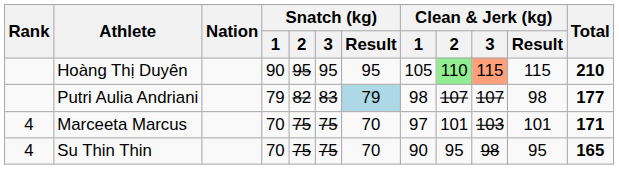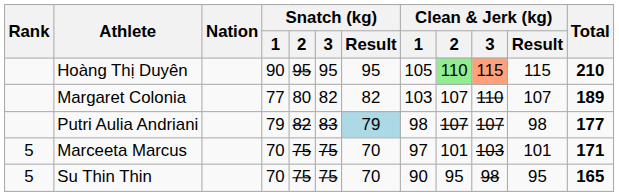+ row: (122, 97)
(29, 124) 4 -> (29, 151) 5
(29, 151) 4 -> (29, 177) 5
